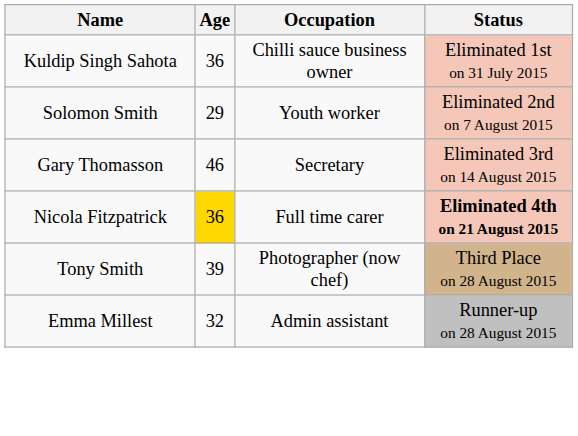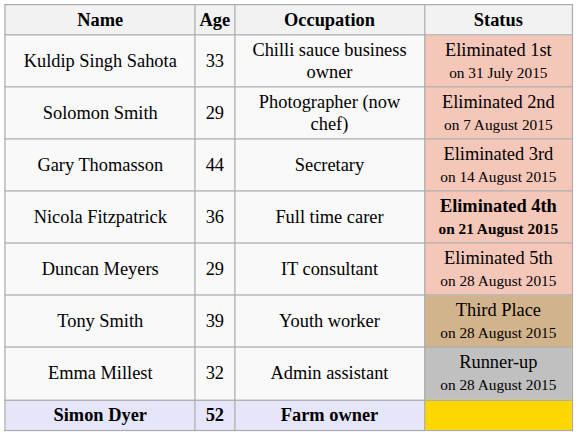(215, 60) 36 -> (215, 60) 33
(329, 112) Youth worker -> (329, 112) Photographer (now chef)
(215, 165) 46 -> (215, 165) 44
(215, 217) gold background -> (215, 217) no background
+ row: (100, 269)
(329, 269) Photographer (now chef) -> (329, 321) Youth worker
+ row: (100, 414)
